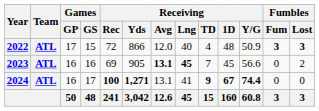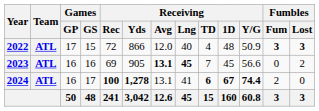(137, 81) 1,271 -> (137, 81) 1,278
(208, 81) 9 -> (208, 81) 6
(276, 81) 0 -> (276, 81) 2
